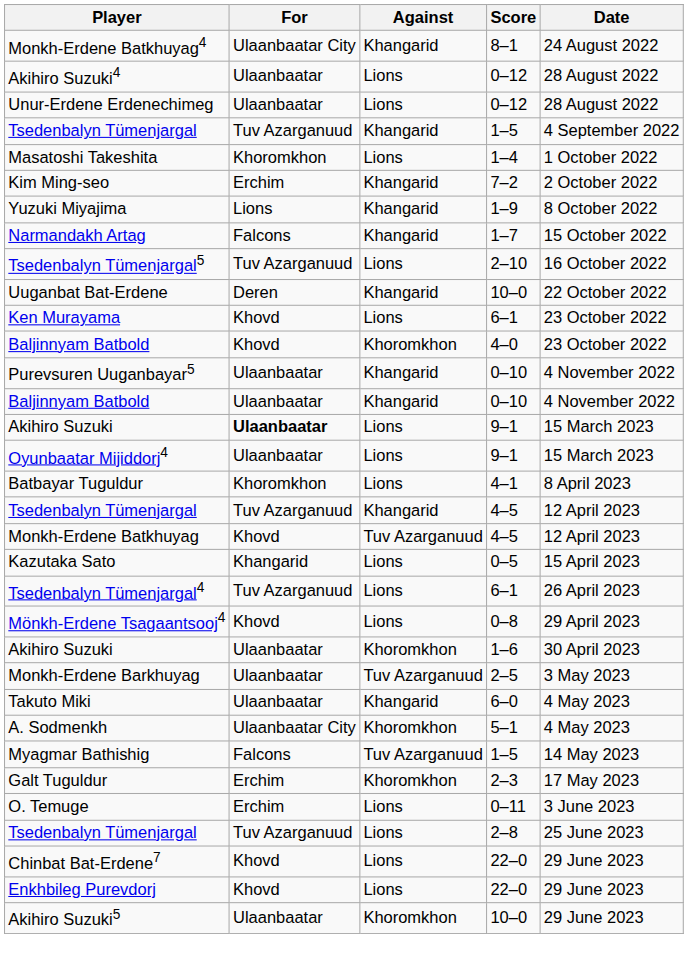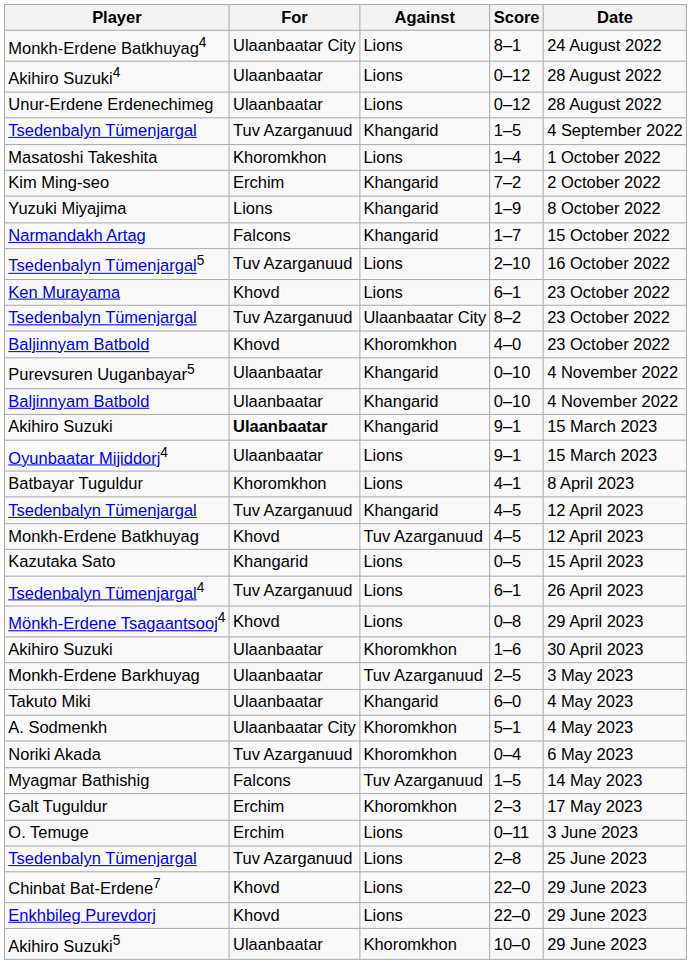(401, 45) Khangarid -> (383, 45) Lions
- row: (88, 292)
+ row: (103, 318)
(383, 427) Lions -> (401, 427) Khangarid
+ row: (55, 754)
